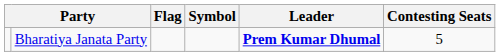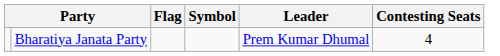(312, 39) bold -> (306, 39) normal
(439, 39) 5 -> (428, 39) 4
